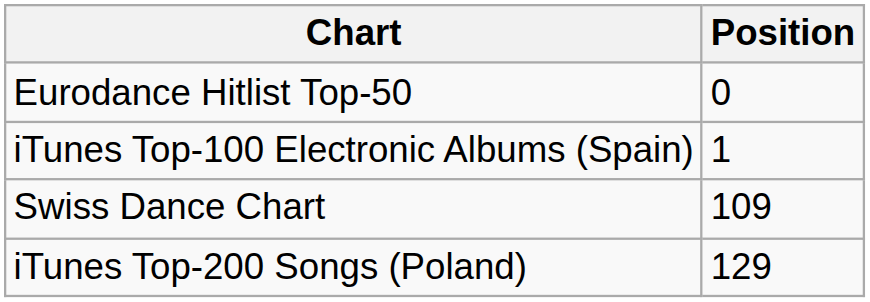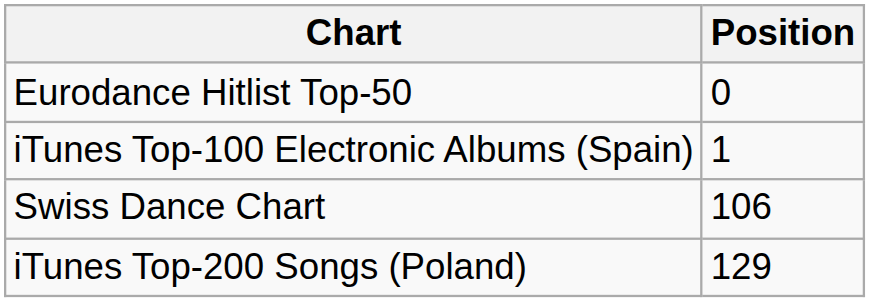(741, 207) 109 -> (741, 207) 106
